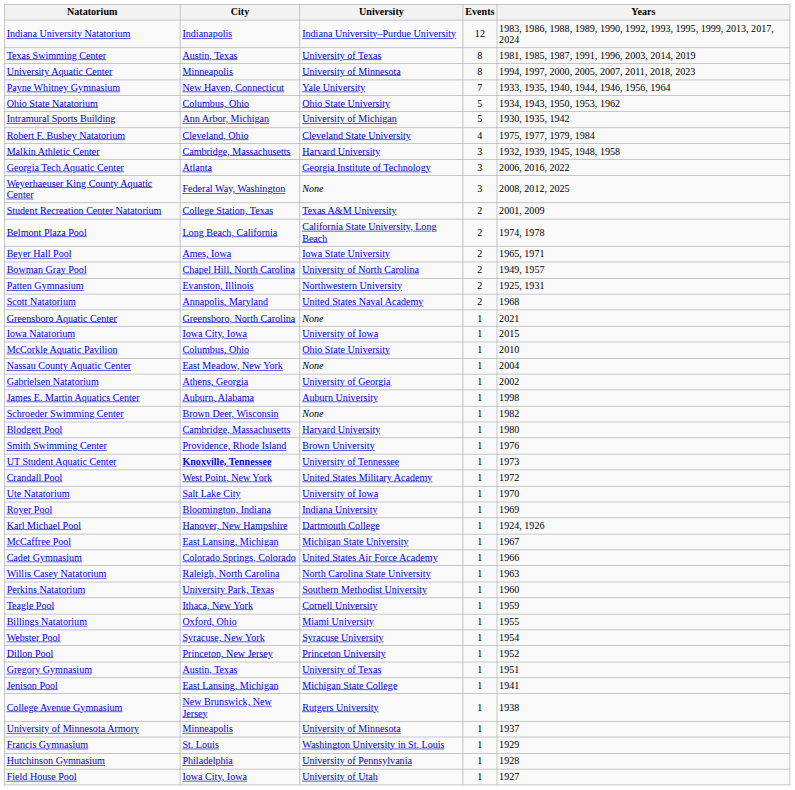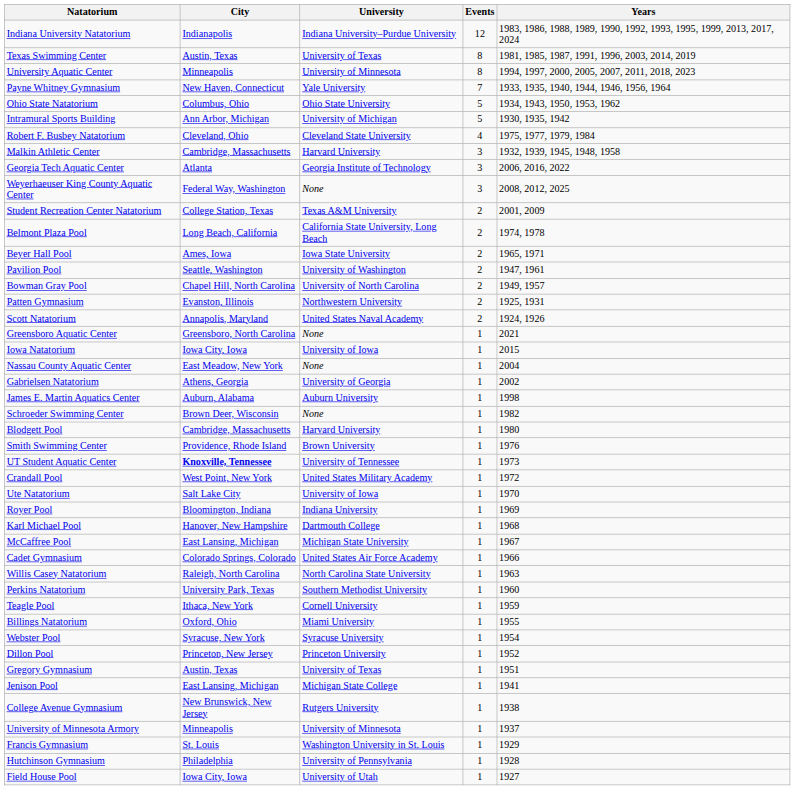+ row: (34, 270)
(509, 302) 1968 -> (522, 318) 1924, 1926
- row: (62, 350)
(522, 526) 1924, 1926 -> (509, 526) 1968
